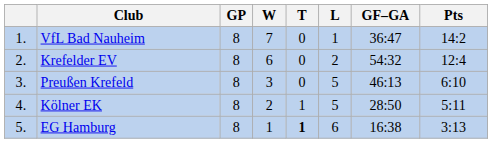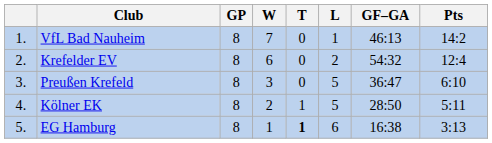(385, 37) 36:47 -> (385, 37) 46:13
(385, 82) 46:13 -> (385, 82) 36:47
